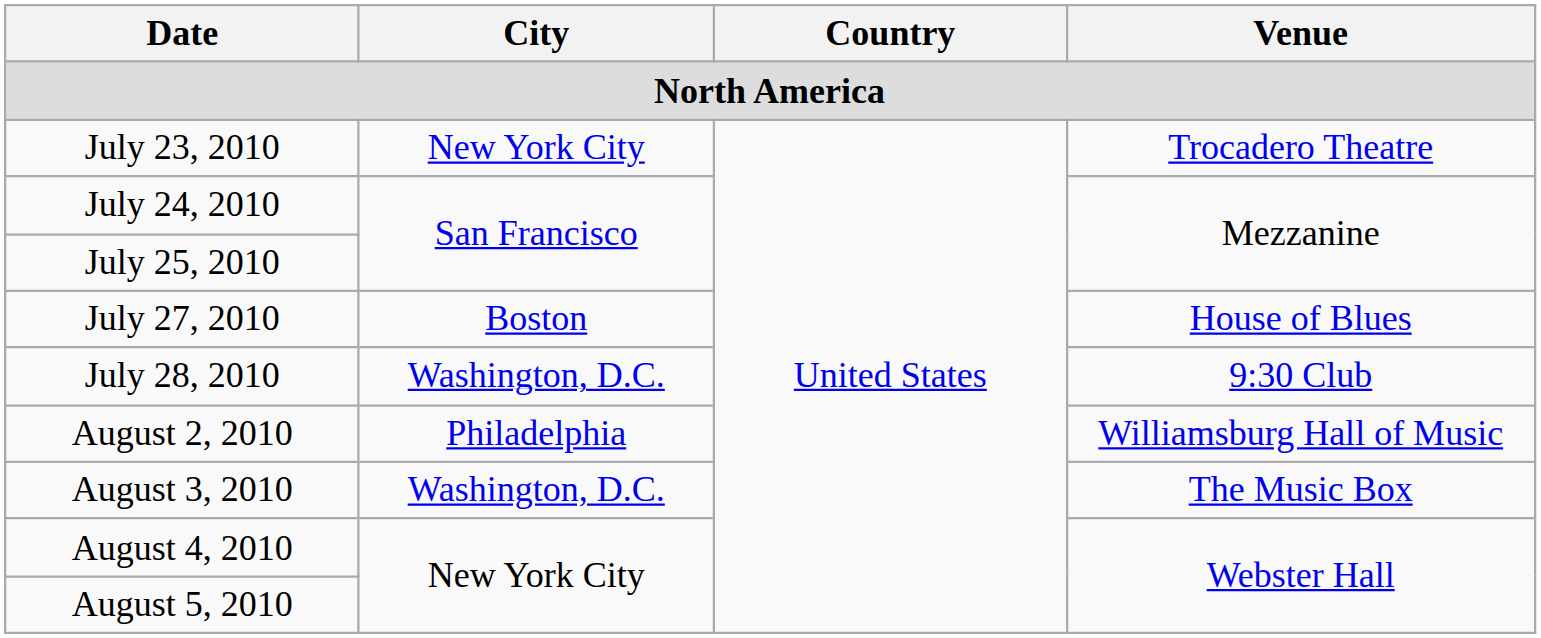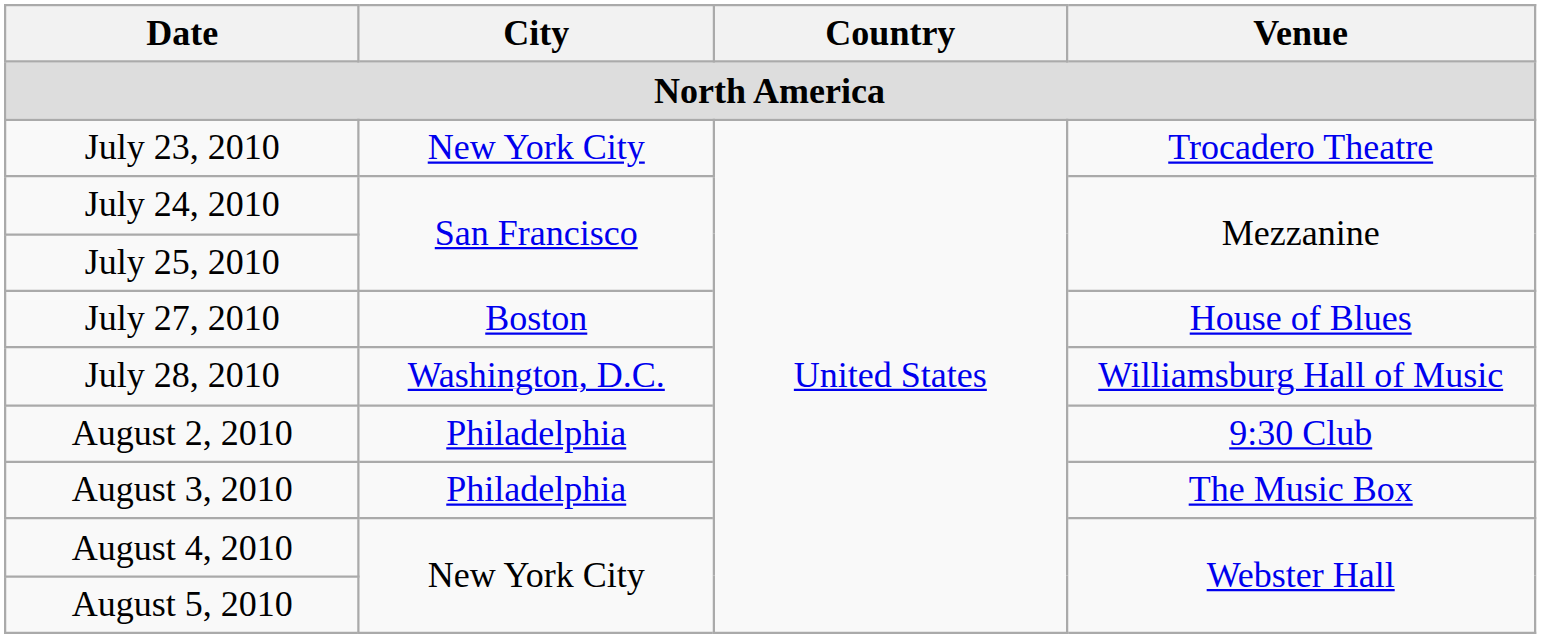(1301, 375) 9:30 Club -> (1301, 375) Williamsburg Hall of Music
(1301, 432) Williamsburg Hall of Music -> (1301, 432) 9:30 Club
(536, 489) Washington, D.C. -> (536, 489) Philadelphia
